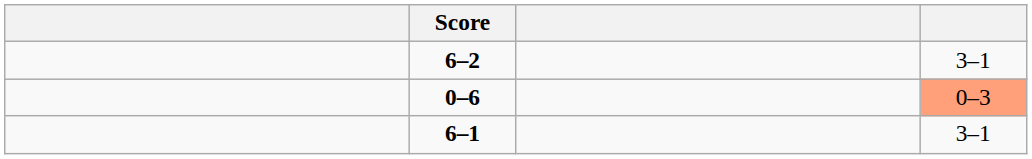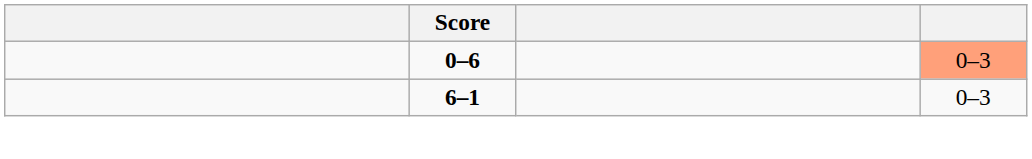- row: (463, 60)
(973, 134) 3–1 -> (973, 97) 0–3
